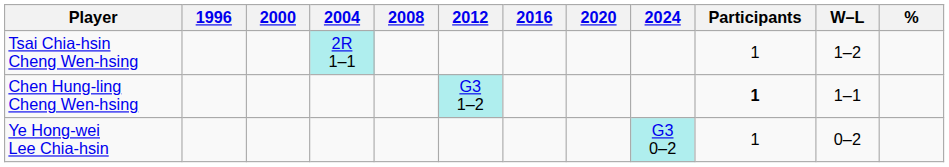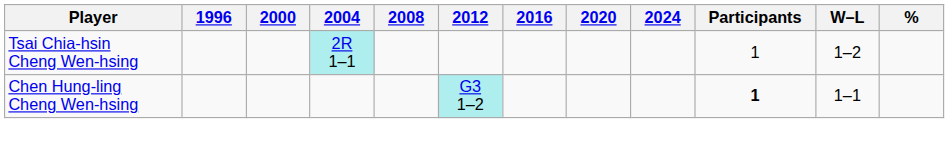- row: (59, 140)
